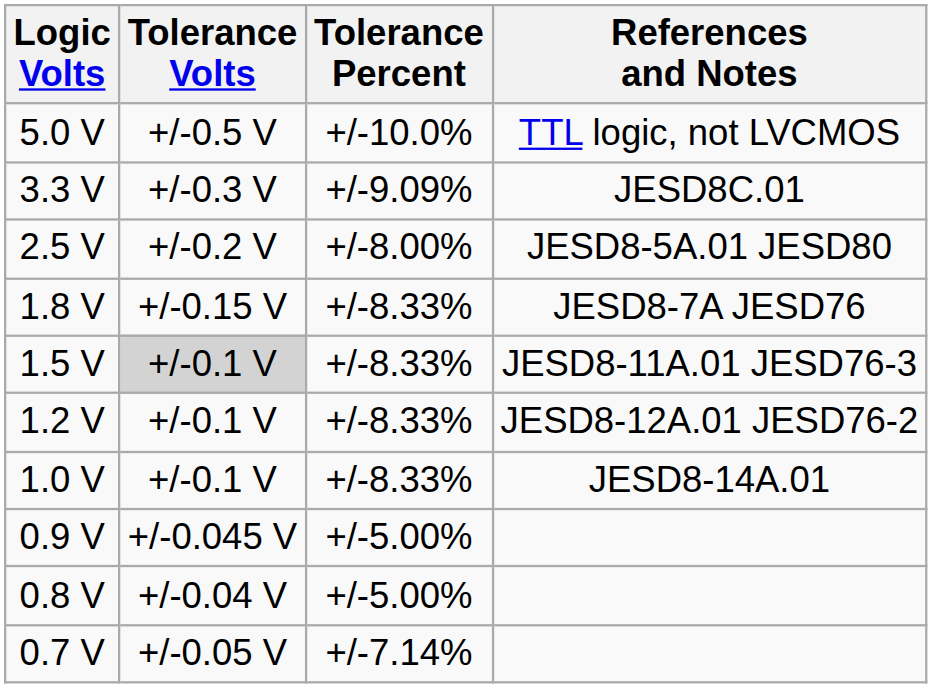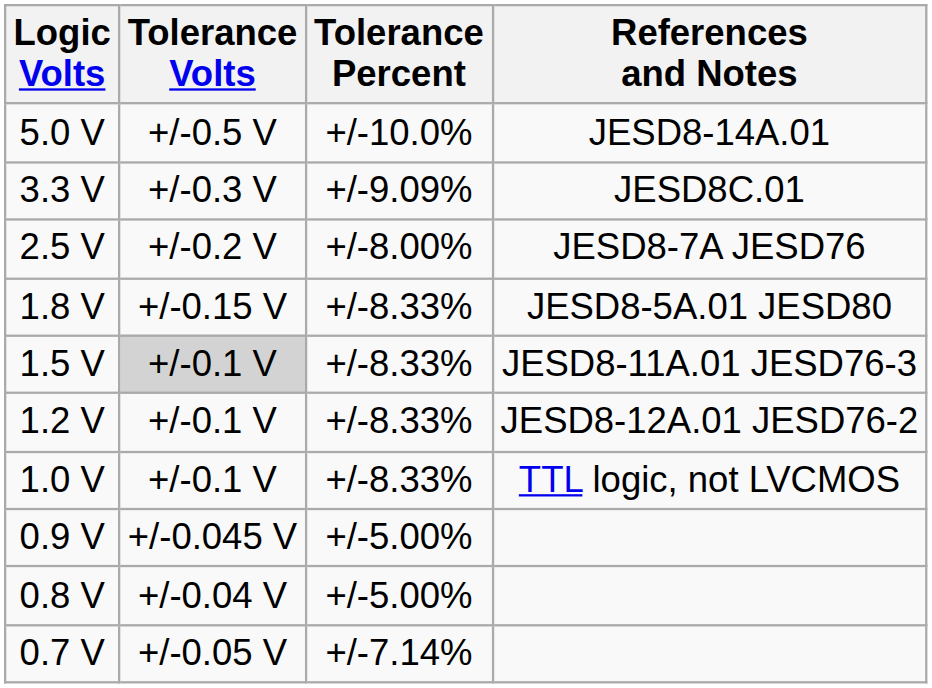(709, 132) TTL logic, not LVCMOS -> (709, 132) JESD8-14A.01
(709, 248) JESD8-5A.01 JESD80 -> (709, 248) JESD8-7A JESD76
(709, 305) JESD8-7A JESD76 -> (709, 305) JESD8-5A.01 JESD80
(709, 479) JESD8-14A.01 -> (709, 479) TTL logic, not LVCMOS
